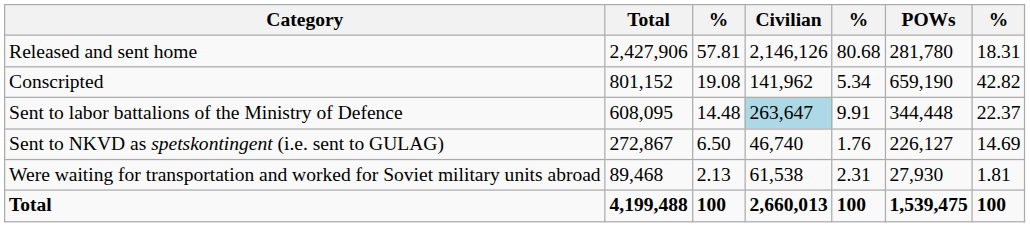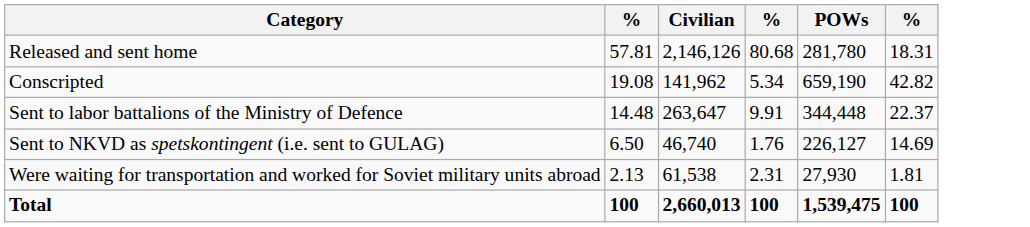- column: (649, 19)
(781, 112) lightblue background -> (694, 112) no background
